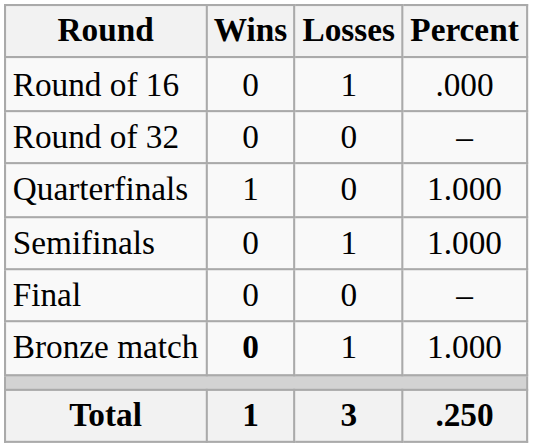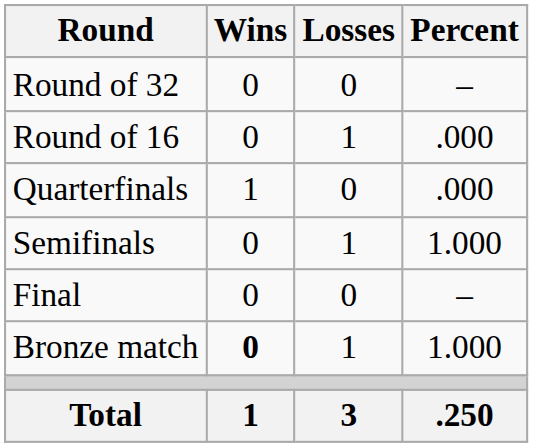rows swapped: (96, 136) <-> (96, 83)
(465, 189) 1.000 -> (465, 189) .000
